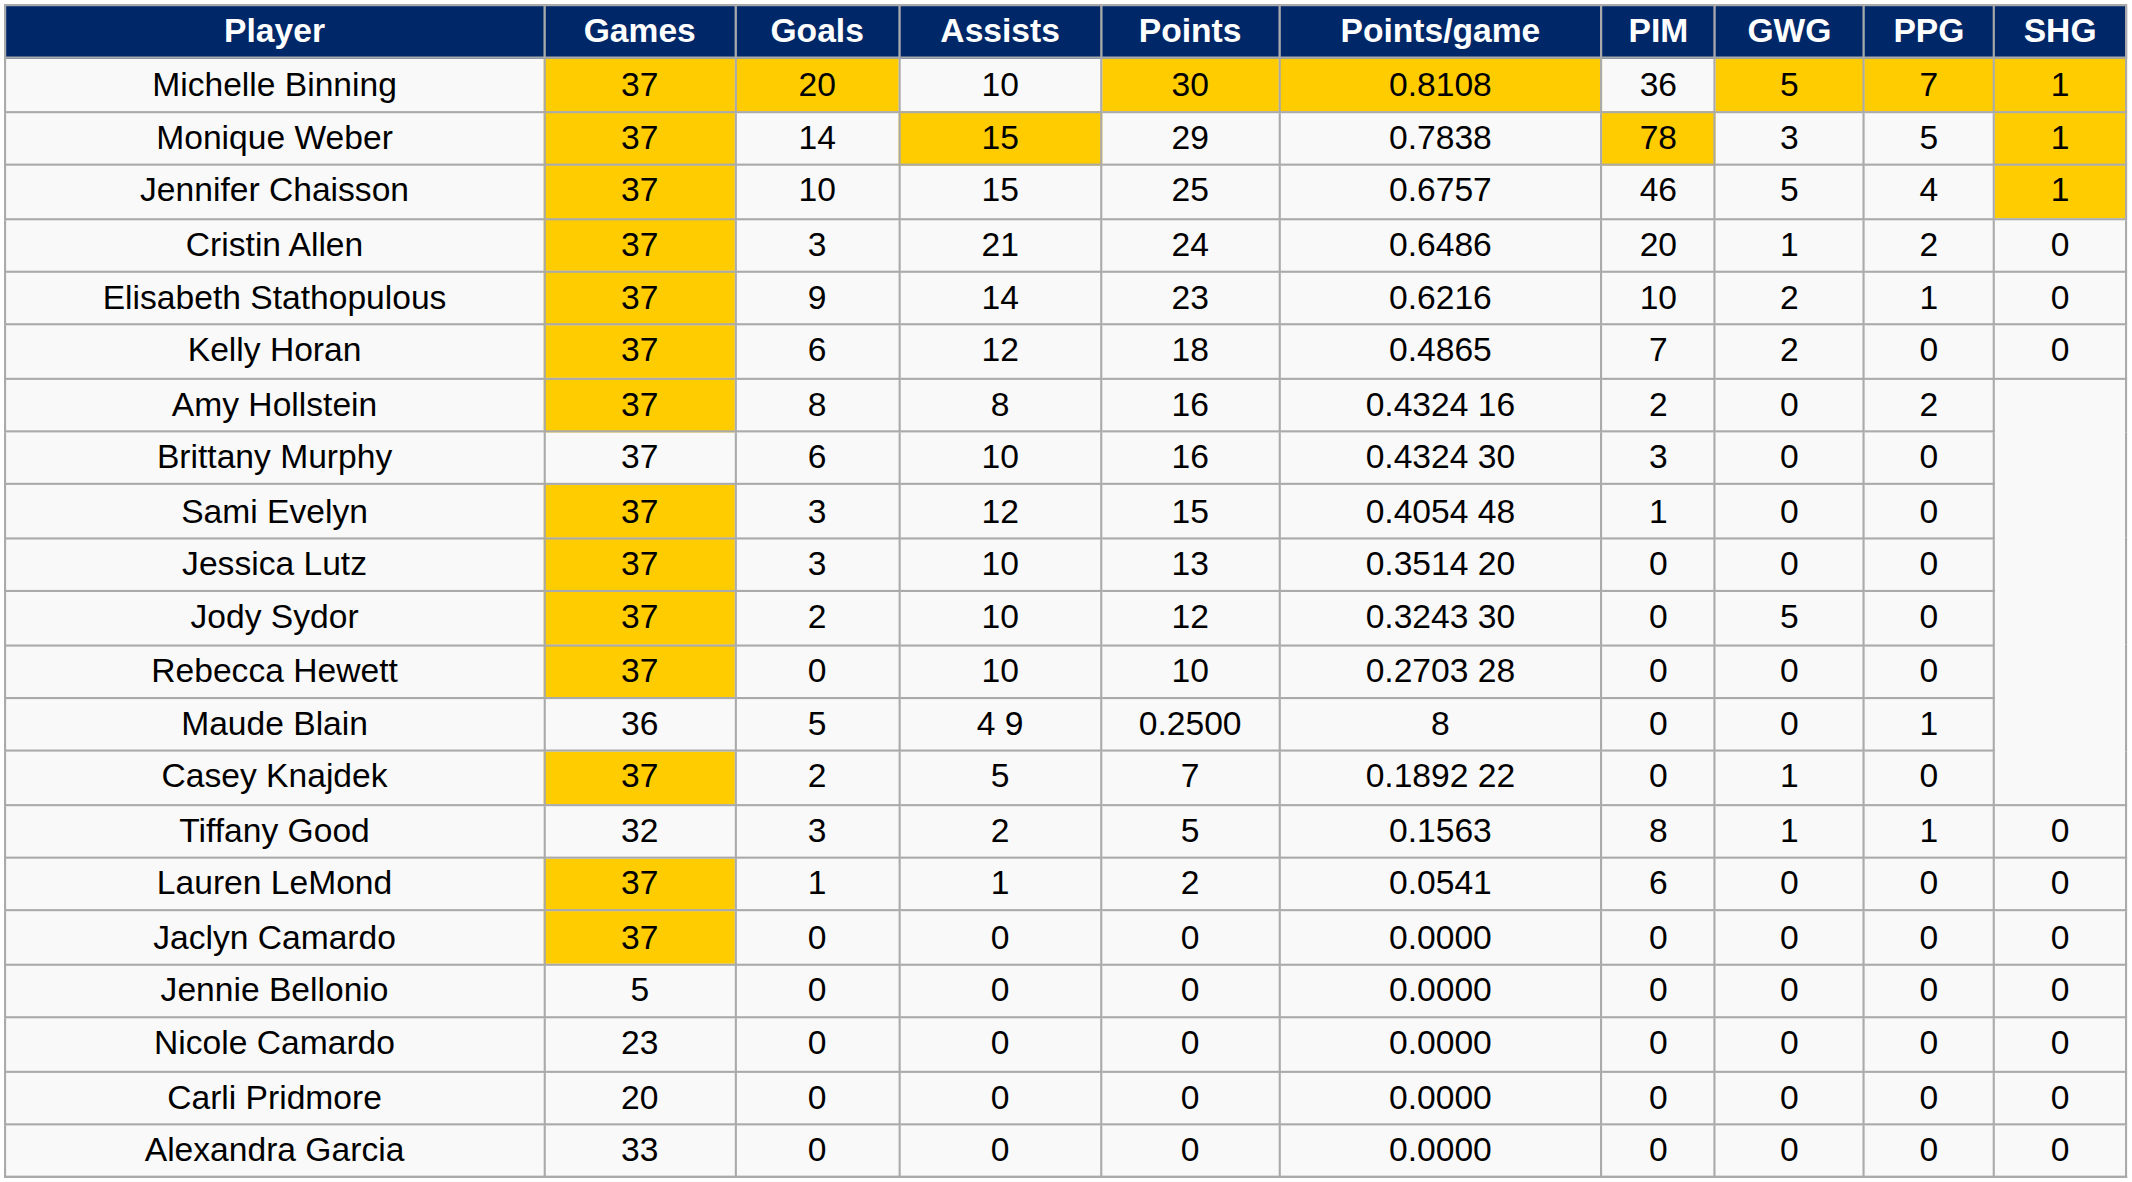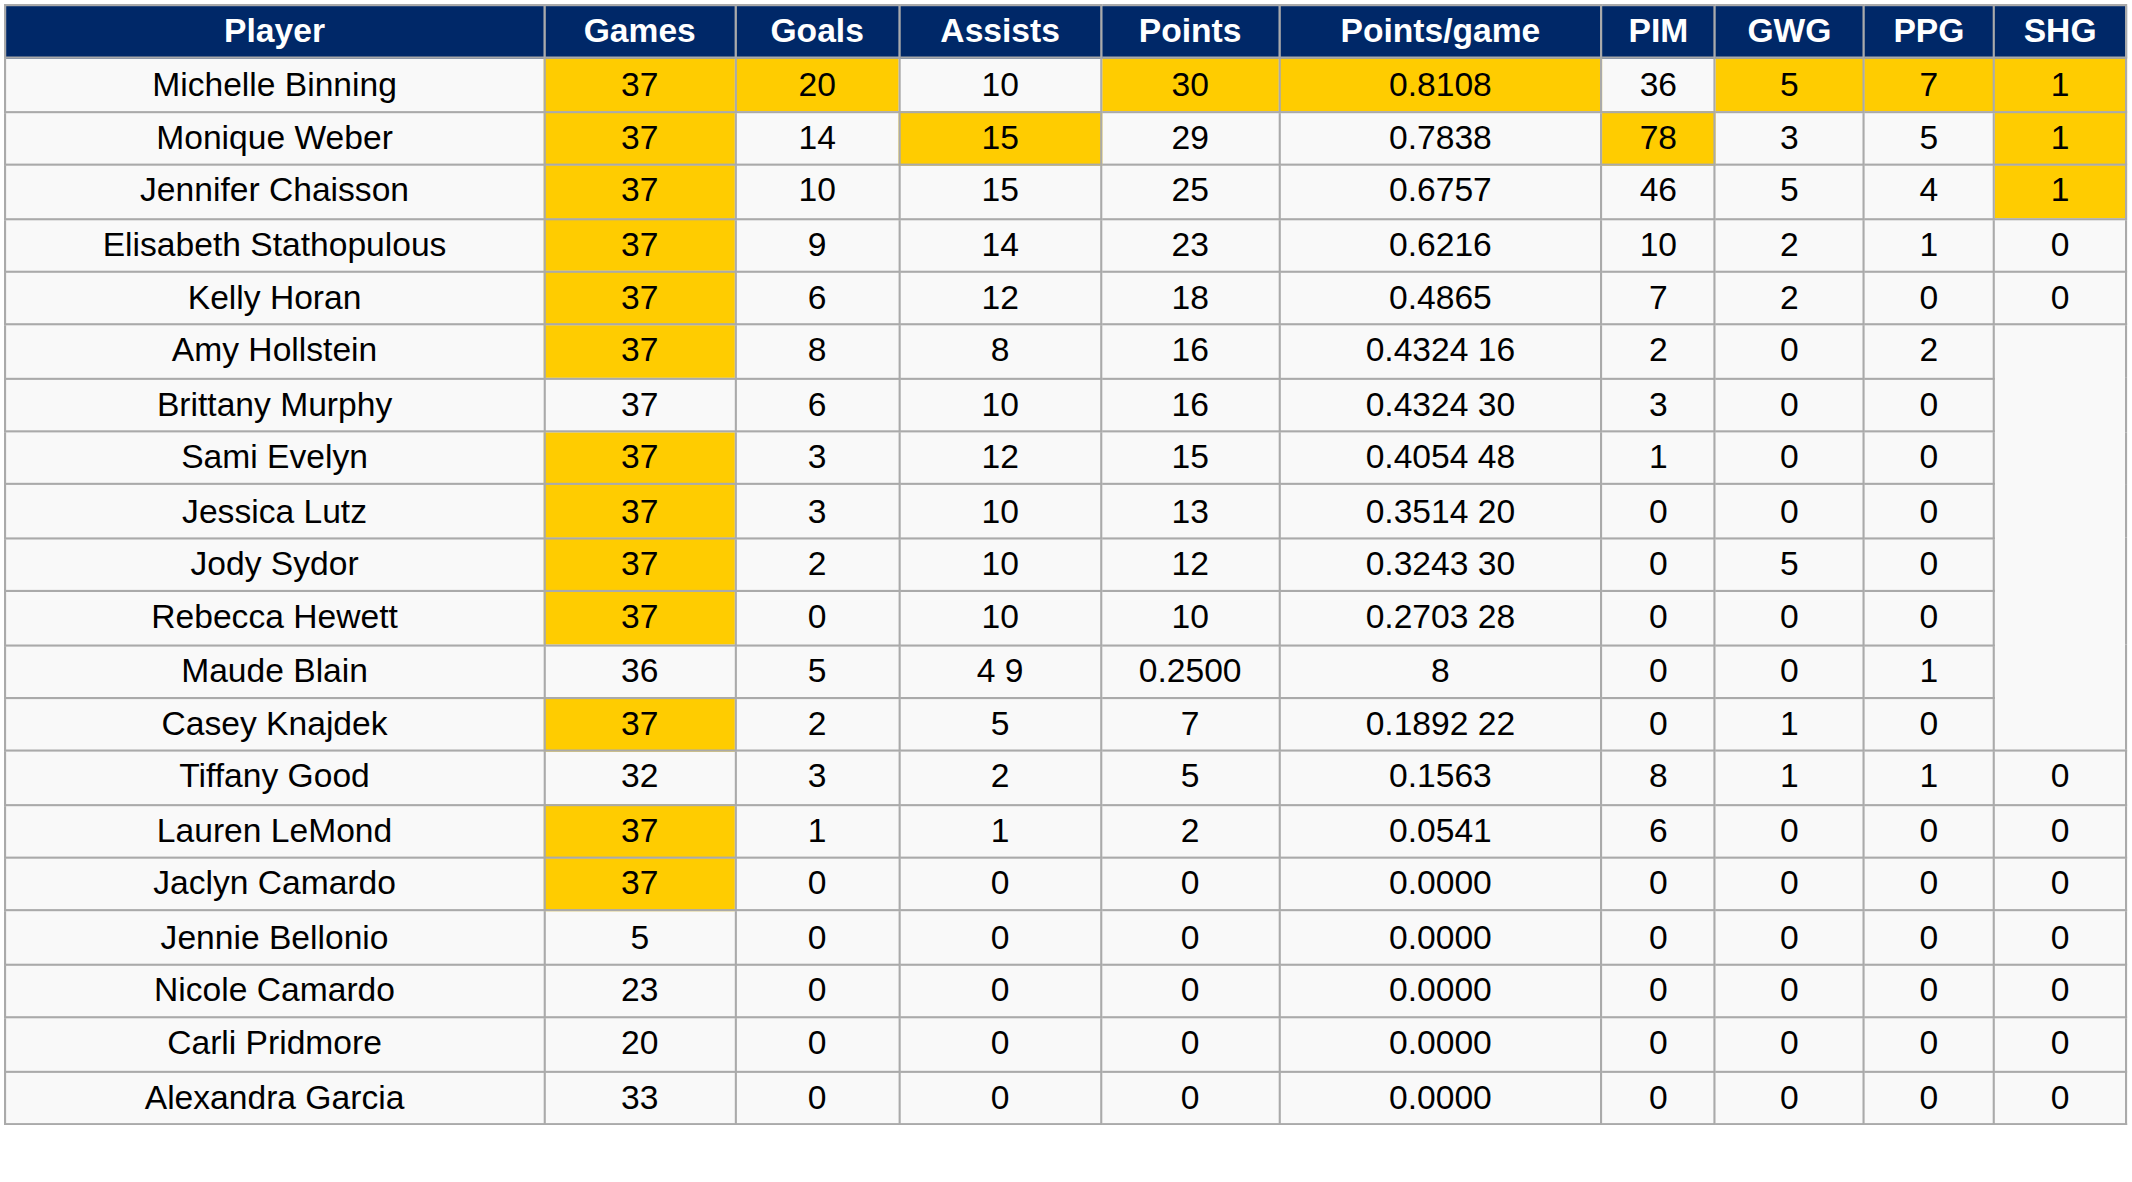- row: (275, 244)
